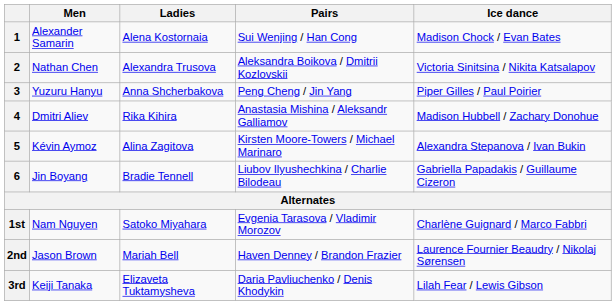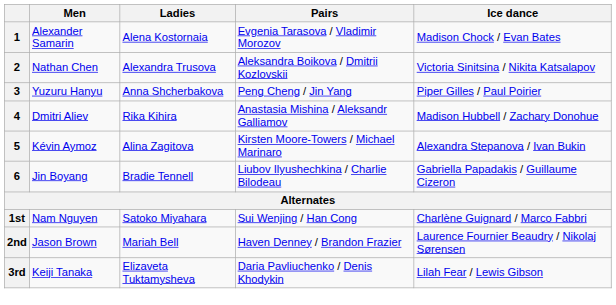(297, 37) Sui Wenjing / Han Cong -> (307, 37) Evgenia Tarasova / Vladimir Morozov
(307, 224) Evgenia Tarasova / Vladimir Morozov -> (297, 218) Sui Wenjing / Han Cong
